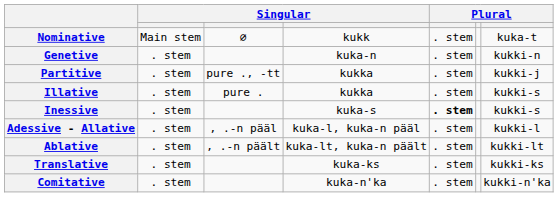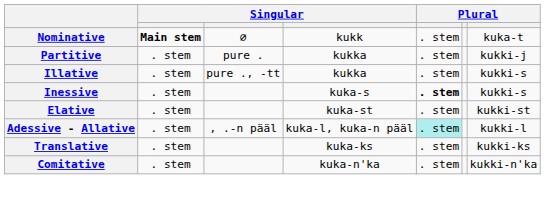(171, 37) normal -> (171, 37) bold
- row: (71, 55)
(243, 74) pure ., -tt -> (243, 55) pure .
(243, 92) pure . -> (243, 74) pure ., -tt
+ row: (71, 110)
(452, 128) no background -> (439, 128) paleturquoise background
- row: (71, 146)
